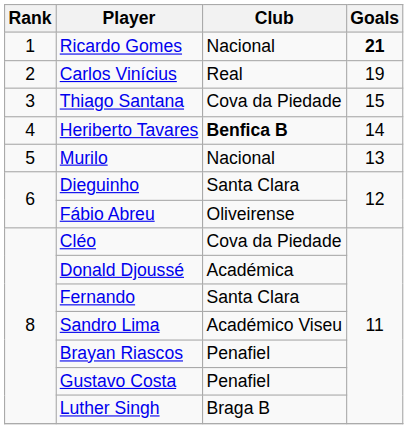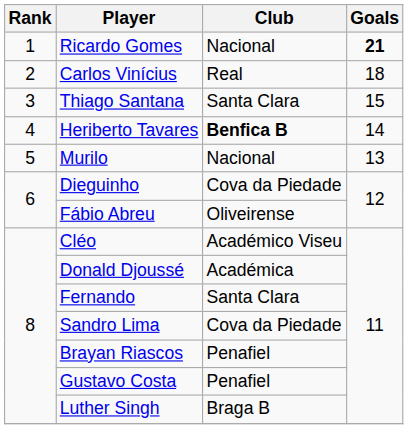(375, 74) 19 -> (375, 74) 18
(274, 102) Cova da Piedade -> (253, 102) Santa Clara
(253, 185) Santa Clara -> (274, 185) Cova da Piedade
(274, 241) Cova da Piedade -> (274, 241) Académico Viseu
(274, 325) Académico Viseu -> (274, 325) Cova da Piedade
